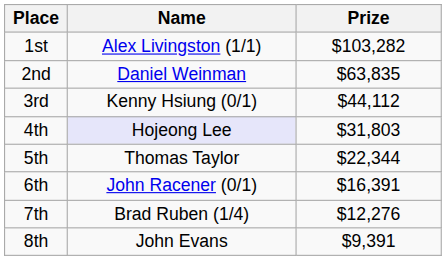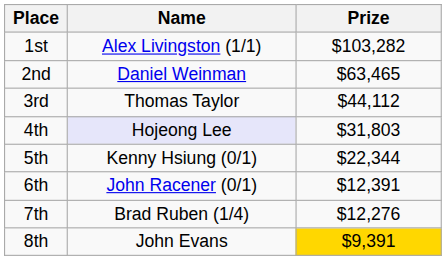(369, 74) $63,835 -> (369, 74) $63,465
(182, 102) Kenny Hsiung (0/1) -> (182, 102) Thomas Taylor
(182, 158) Thomas Taylor -> (182, 158) Kenny Hsiung (0/1)
(369, 185) $16,391 -> (369, 185) $12,391
(369, 241) no background -> (369, 241) gold background
